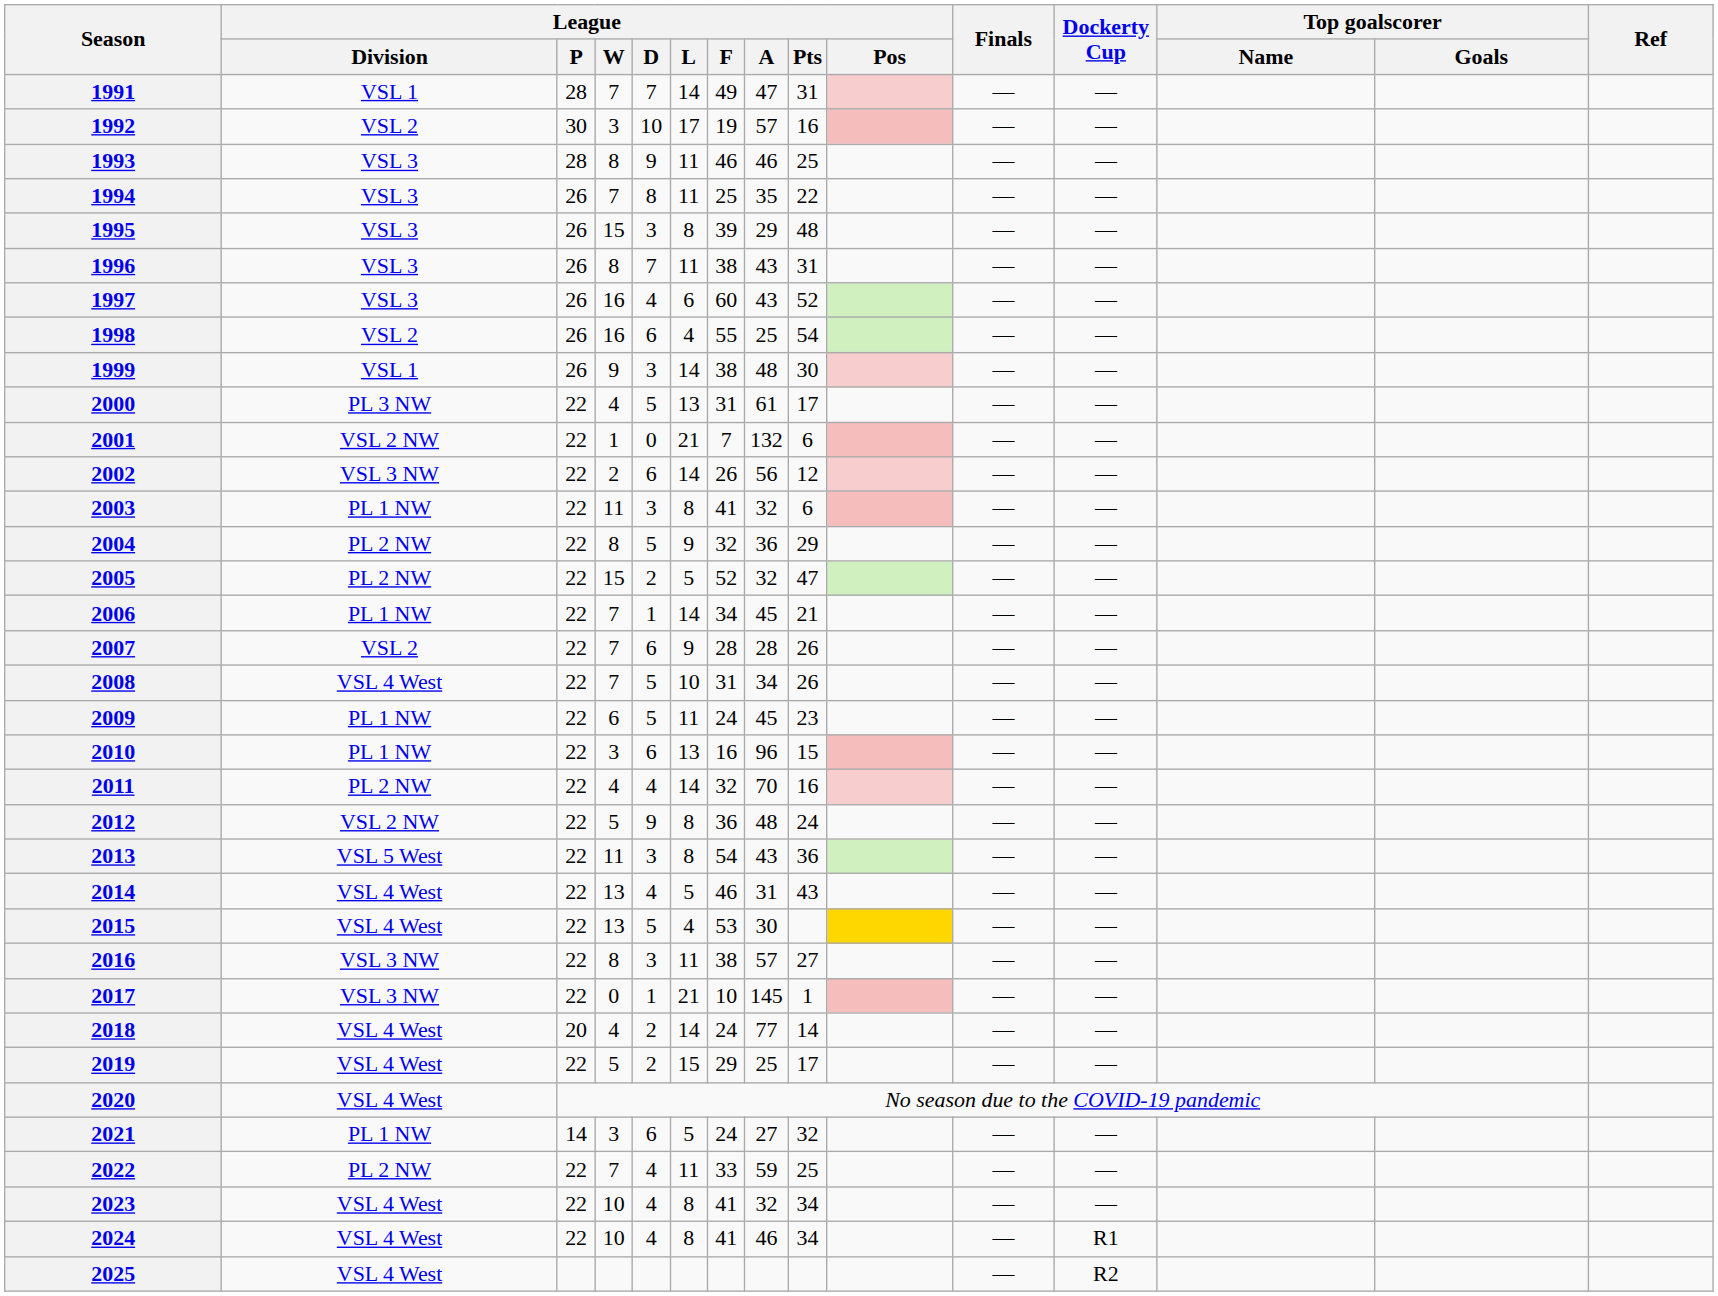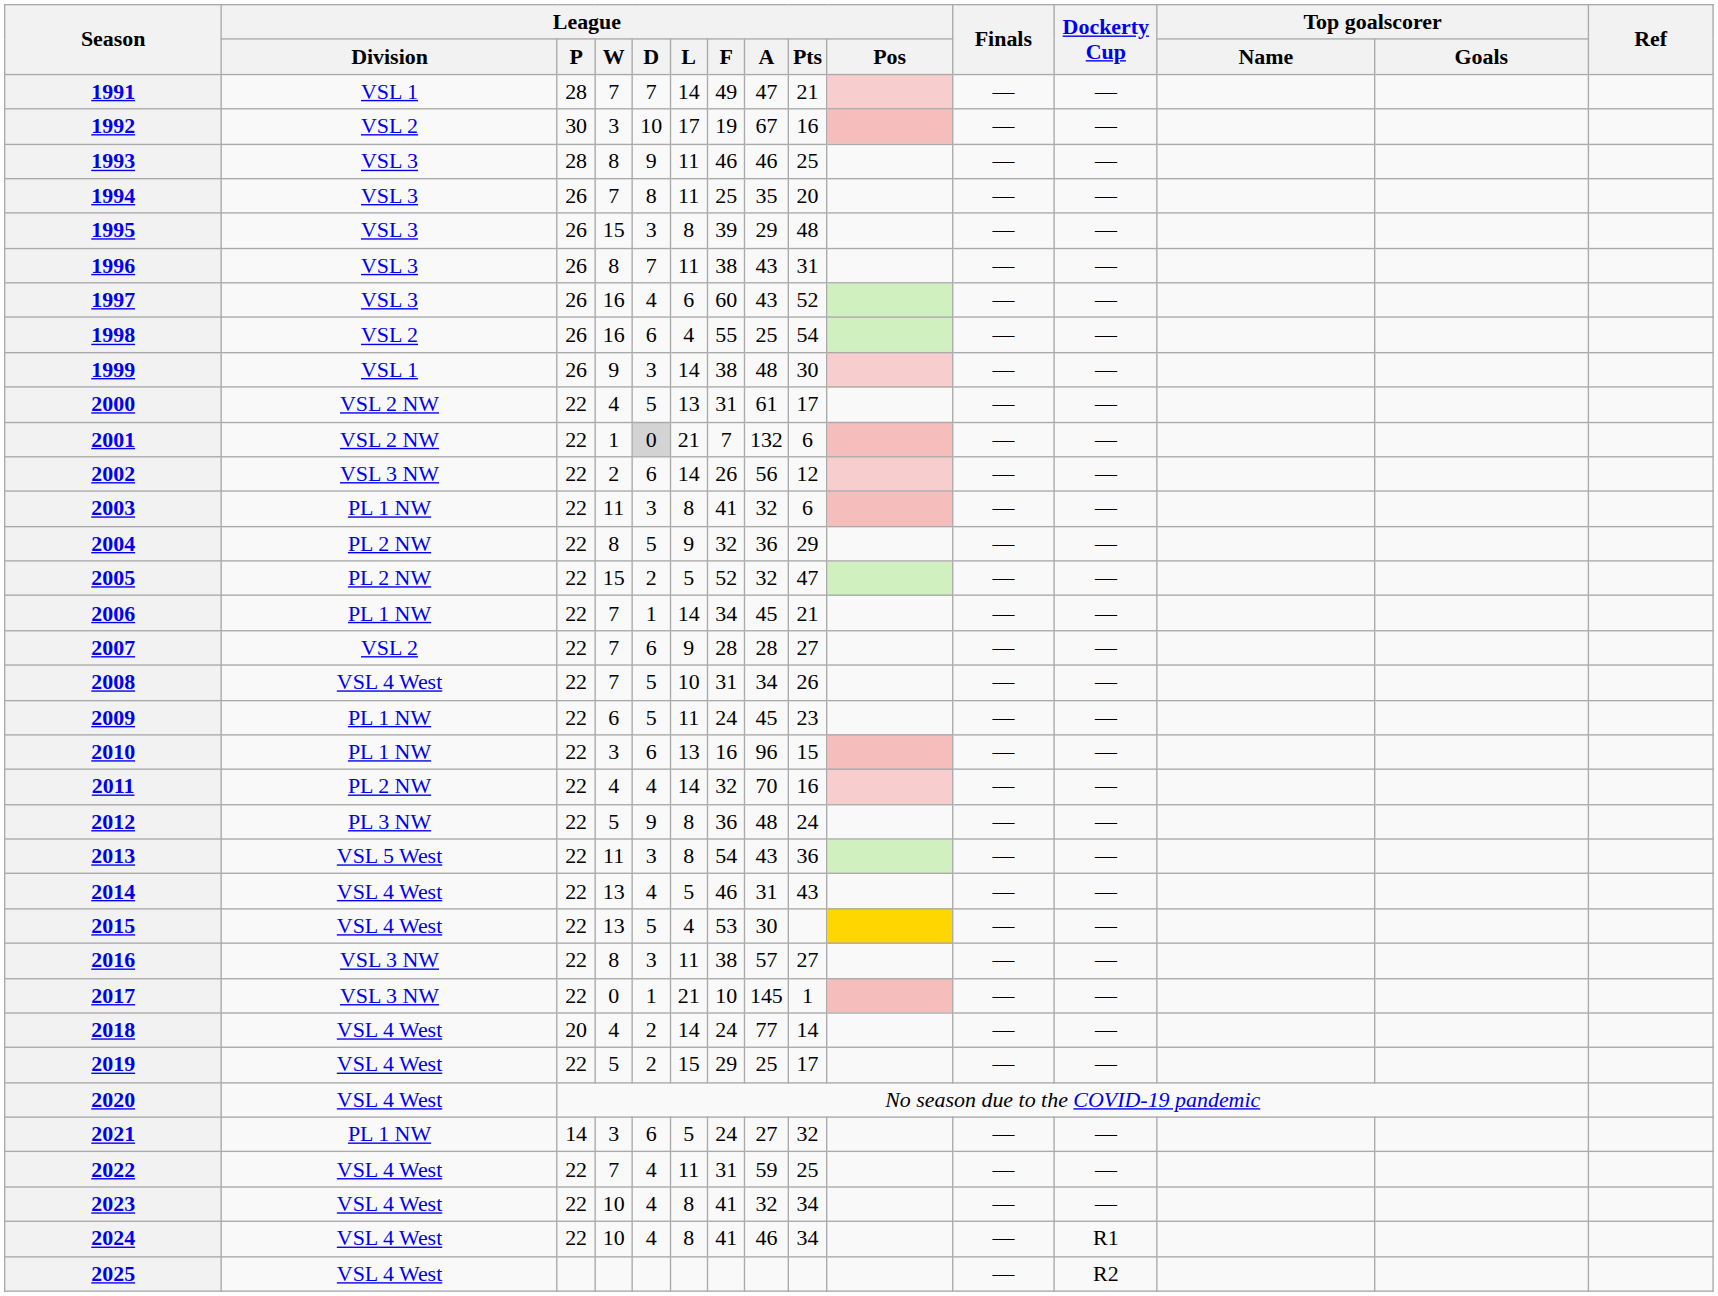(808, 91) 31 -> (808, 91) 21
(766, 126) 57 -> (766, 126) 67
(808, 195) 22 -> (808, 195) 20
(390, 404) PL 3 NW -> (390, 404) VSL 2 NW
(651, 439) no background -> (651, 439) lightgrey background
(808, 647) 26 -> (808, 647) 27
(390, 821) VSL 2 NW -> (390, 821) PL 3 NW
(390, 1169) PL 2 NW -> (390, 1169) VSL 4 West
(726, 1169) 33 -> (726, 1169) 31
